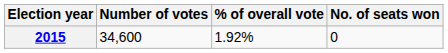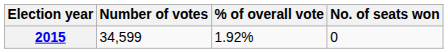(121, 37) 34,600 -> (121, 37) 34,599
